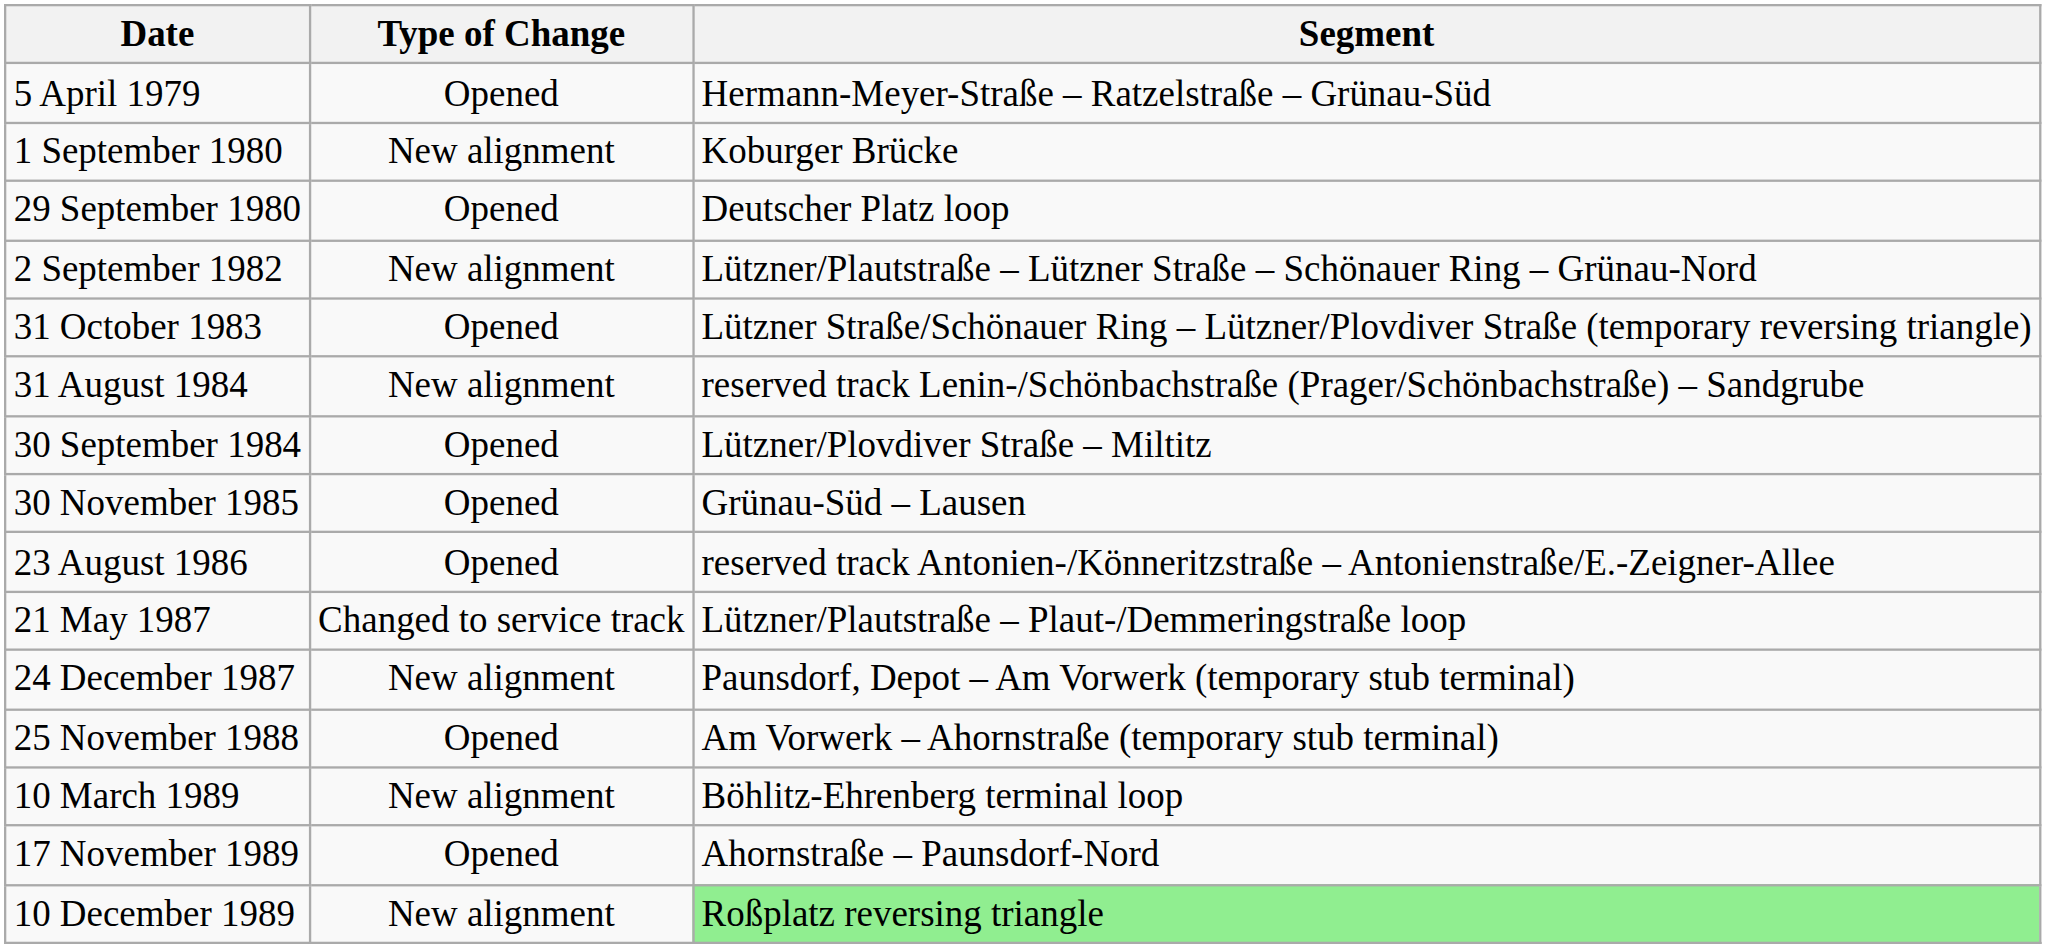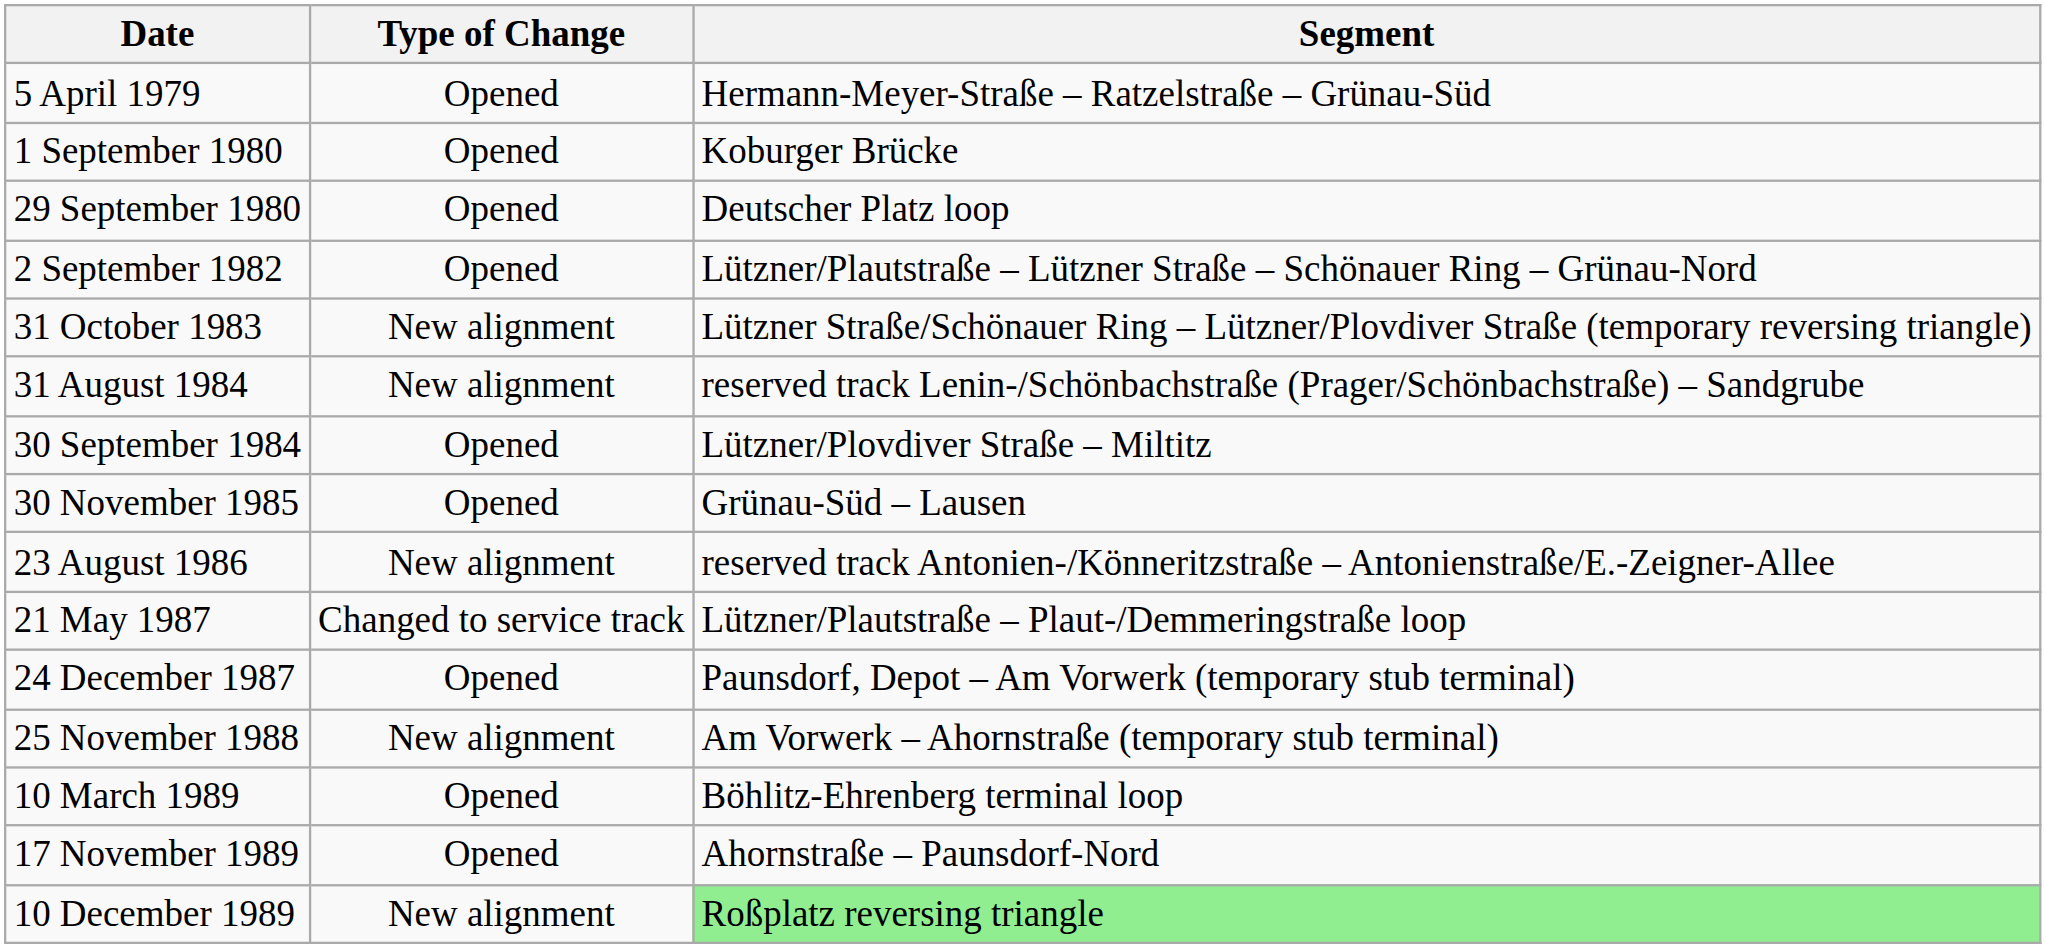(501, 151) New alignment -> (501, 151) Opened
(501, 268) New alignment -> (501, 268) Opened
(501, 326) Opened -> (501, 326) New alignment
(501, 561) Opened -> (501, 561) New alignment
(501, 678) New alignment -> (501, 678) Opened
(501, 737) Opened -> (501, 737) New alignment
(501, 795) New alignment -> (501, 795) Opened
